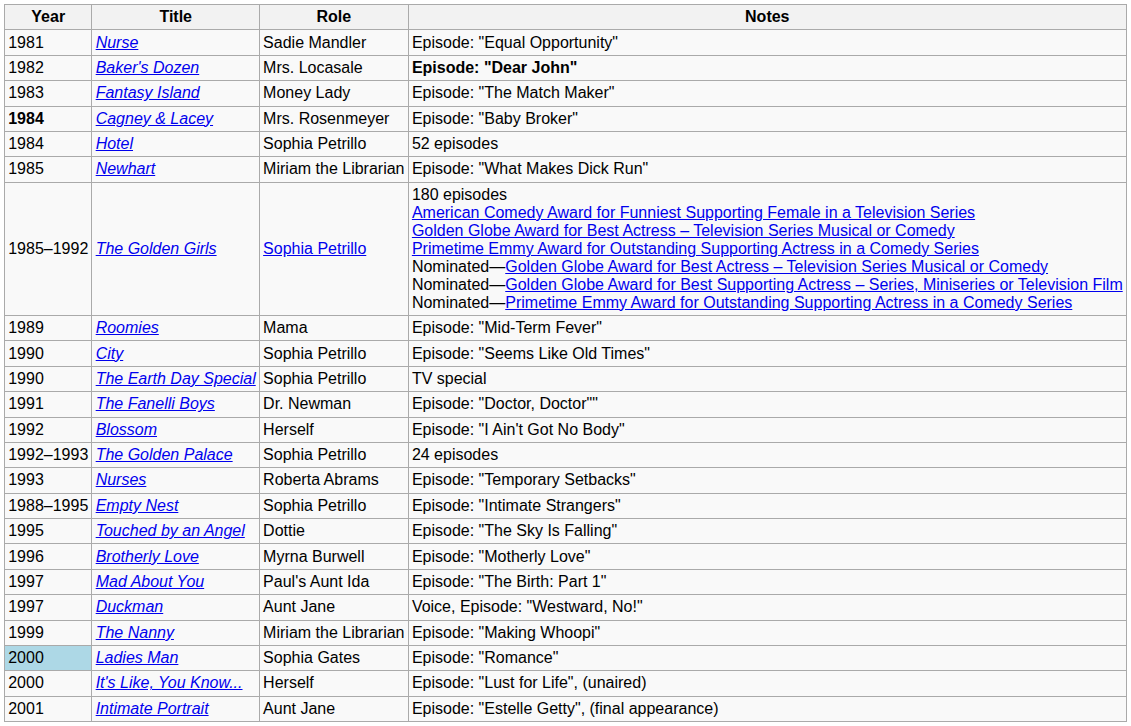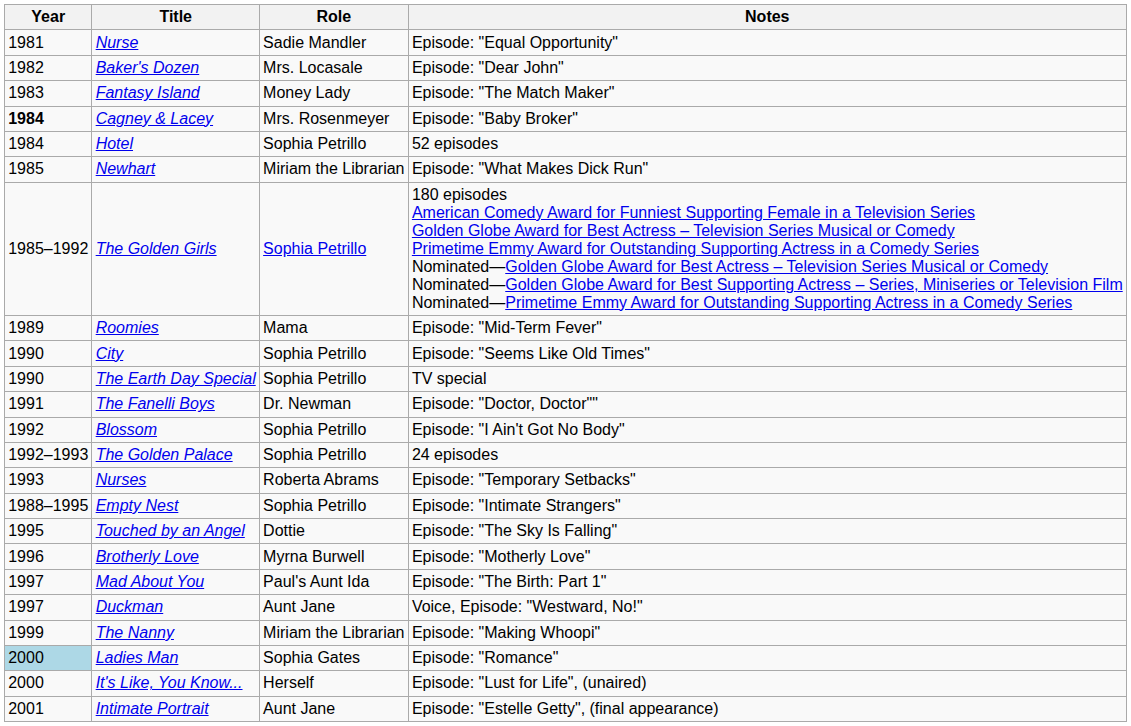(495, 67) bold -> (488, 67) normal
(288, 429) Herself -> (315, 429) Sophia Petrillo
